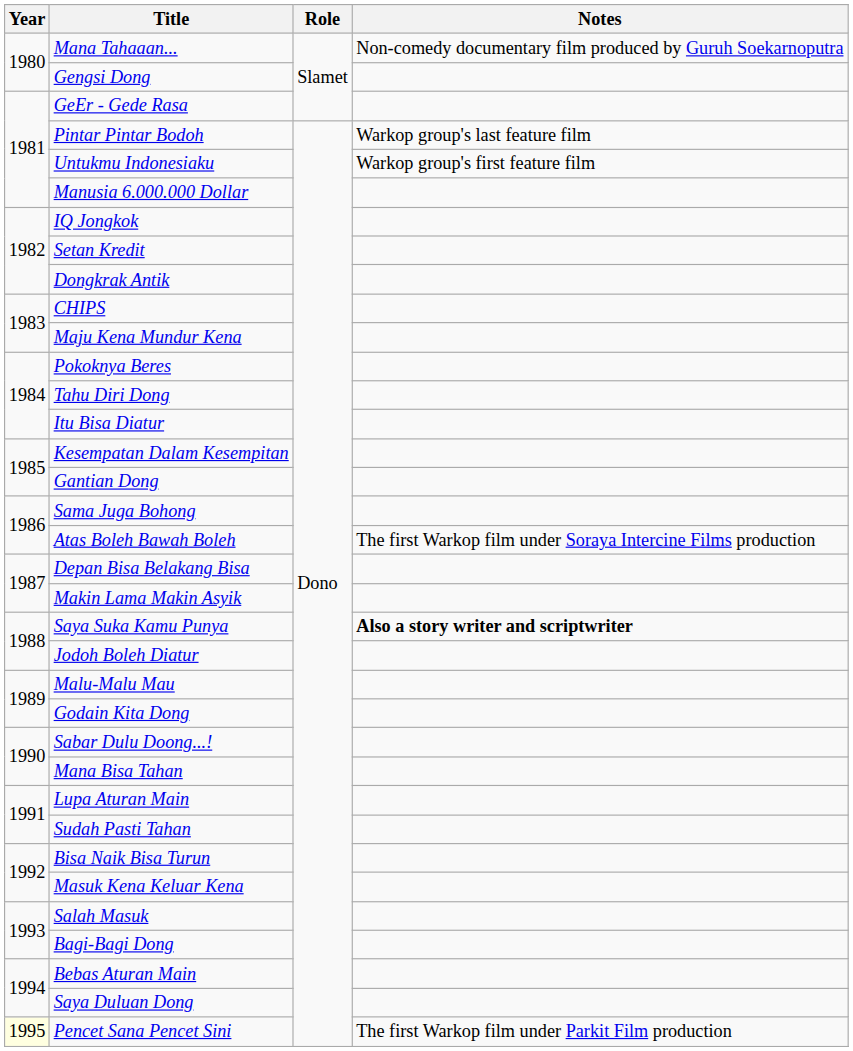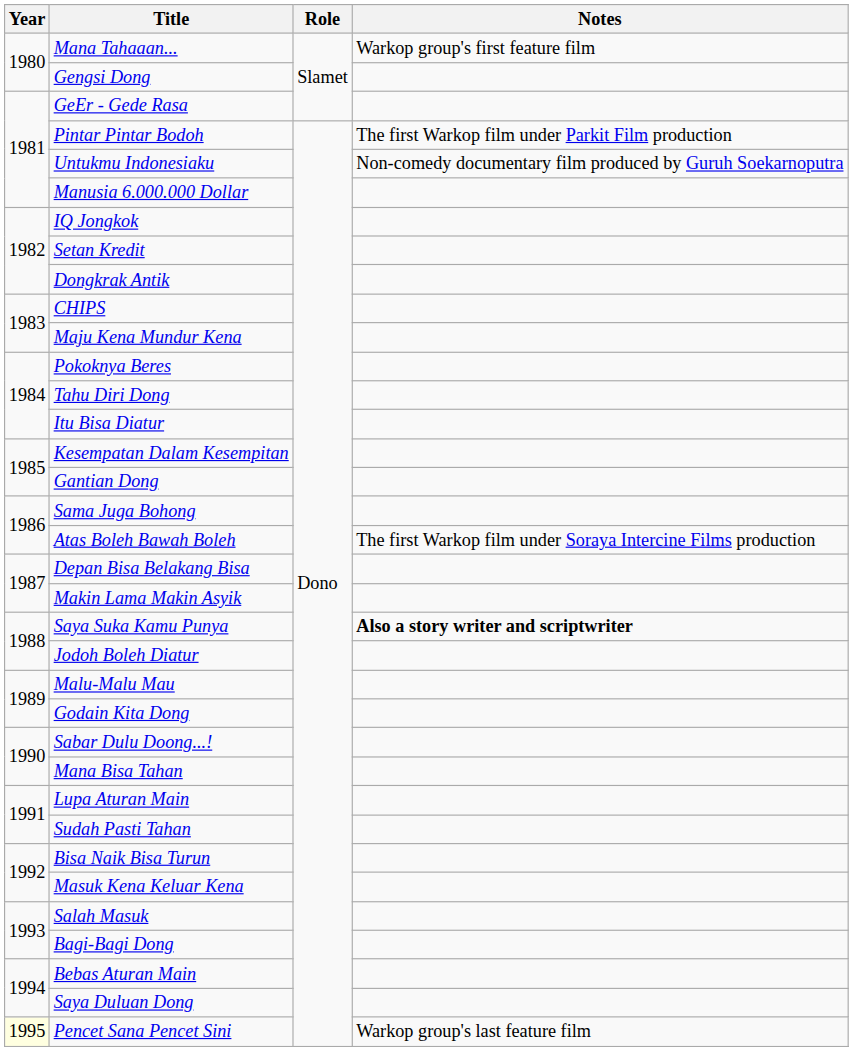(600, 47) Non-comedy documentary film produced by Guruh Soekarnoputra -> (476, 47) Warkop group's first feature film
(474, 134) Warkop group's last feature film -> (544, 134) The first Warkop film under Parkit Film production
(476, 163) Warkop group's first feature film -> (600, 163) Non-comedy documentary film produced by Guruh Soekarnoputra
(544, 1031) The first Warkop film under Parkit Film production -> (474, 1031) Warkop group's last feature film
